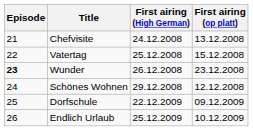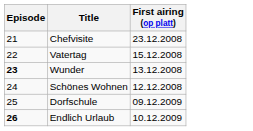- column: (161, 17)
(219, 39) 13.12.2008 -> (157, 39) 23.12.2008
(219, 70) 23.12.2008 -> (157, 70) 13.12.2008
(12, 117) normal -> (12, 117) bold
